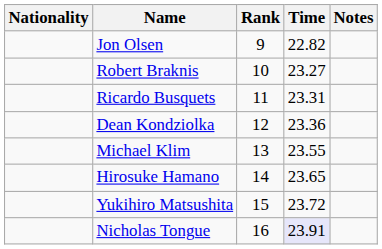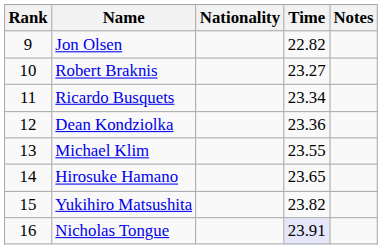columns swapped: (261, 17) <-> (49, 17)
(307, 97) 23.31 -> (307, 97) 23.34
(307, 204) 23.72 -> (307, 204) 23.82
